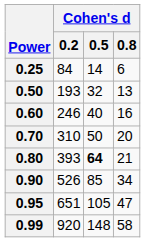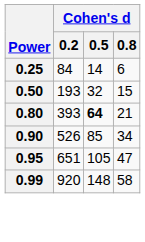(125, 92) 13 -> (125, 92) 15
- row: (29, 114)
- row: (29, 136)
